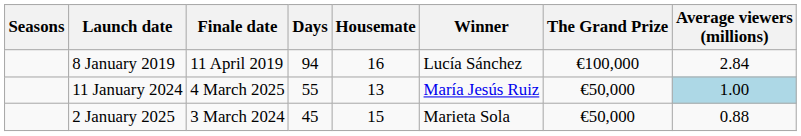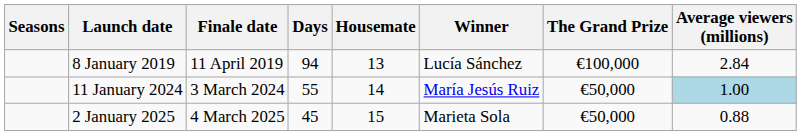(376, 63) 16 -> (376, 63) 13
(237, 90) 4 March 2025 -> (237, 90) 3 March 2024
(376, 90) 13 -> (376, 90) 14
(237, 116) 3 March 2024 -> (237, 116) 4 March 2025
